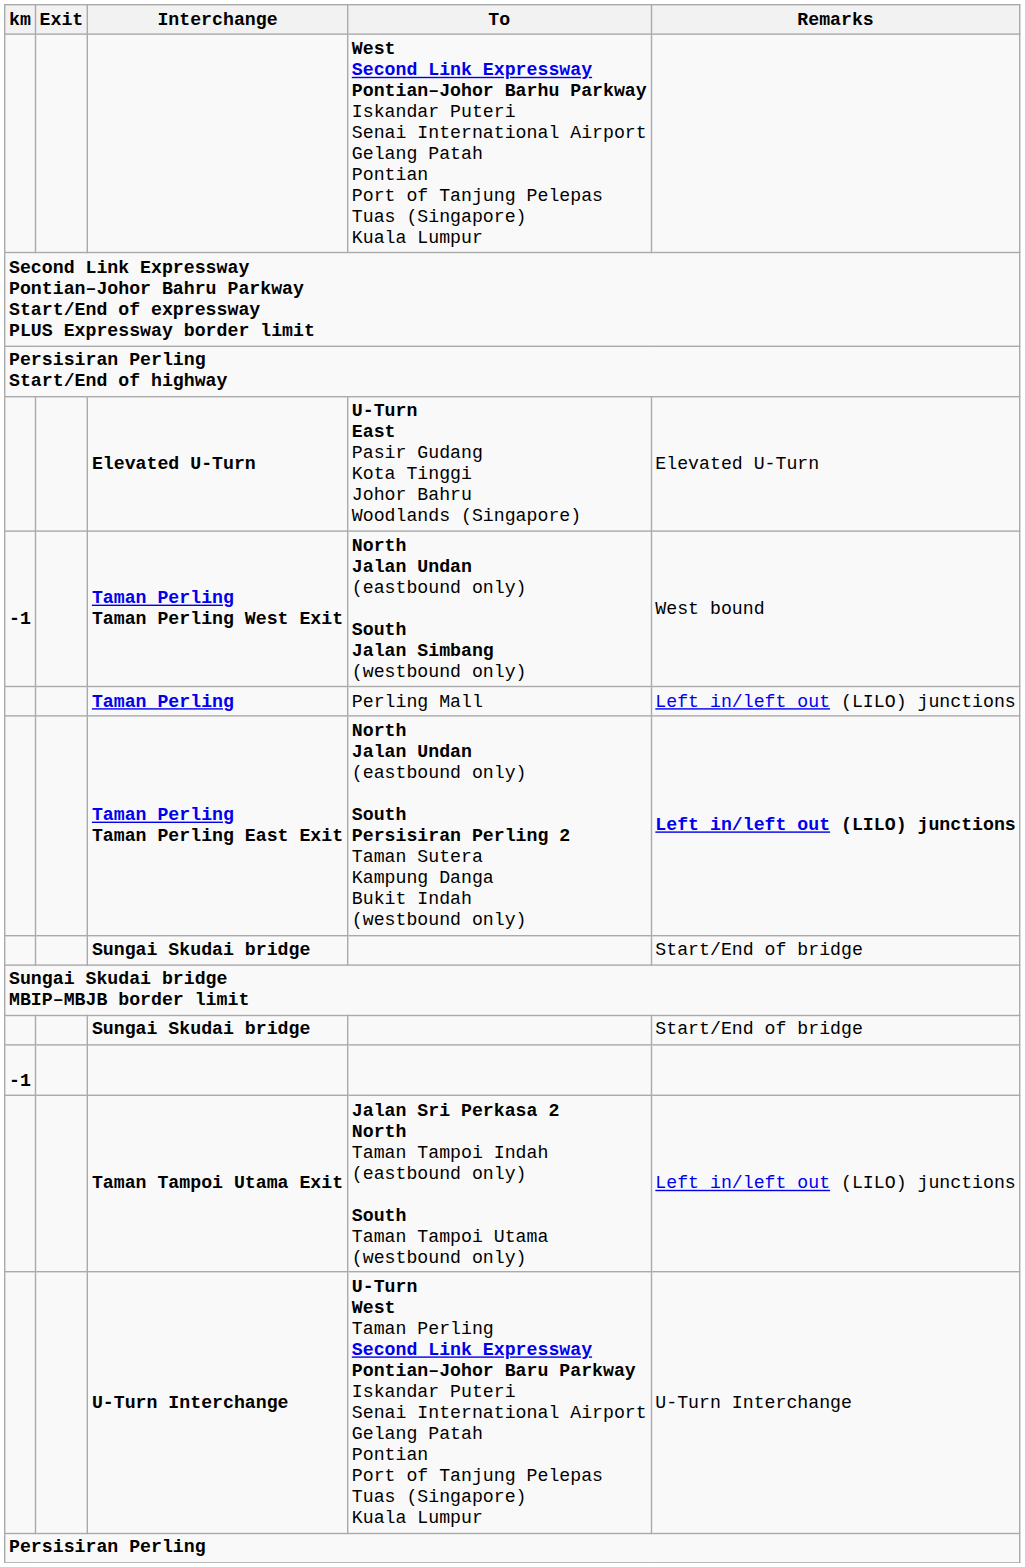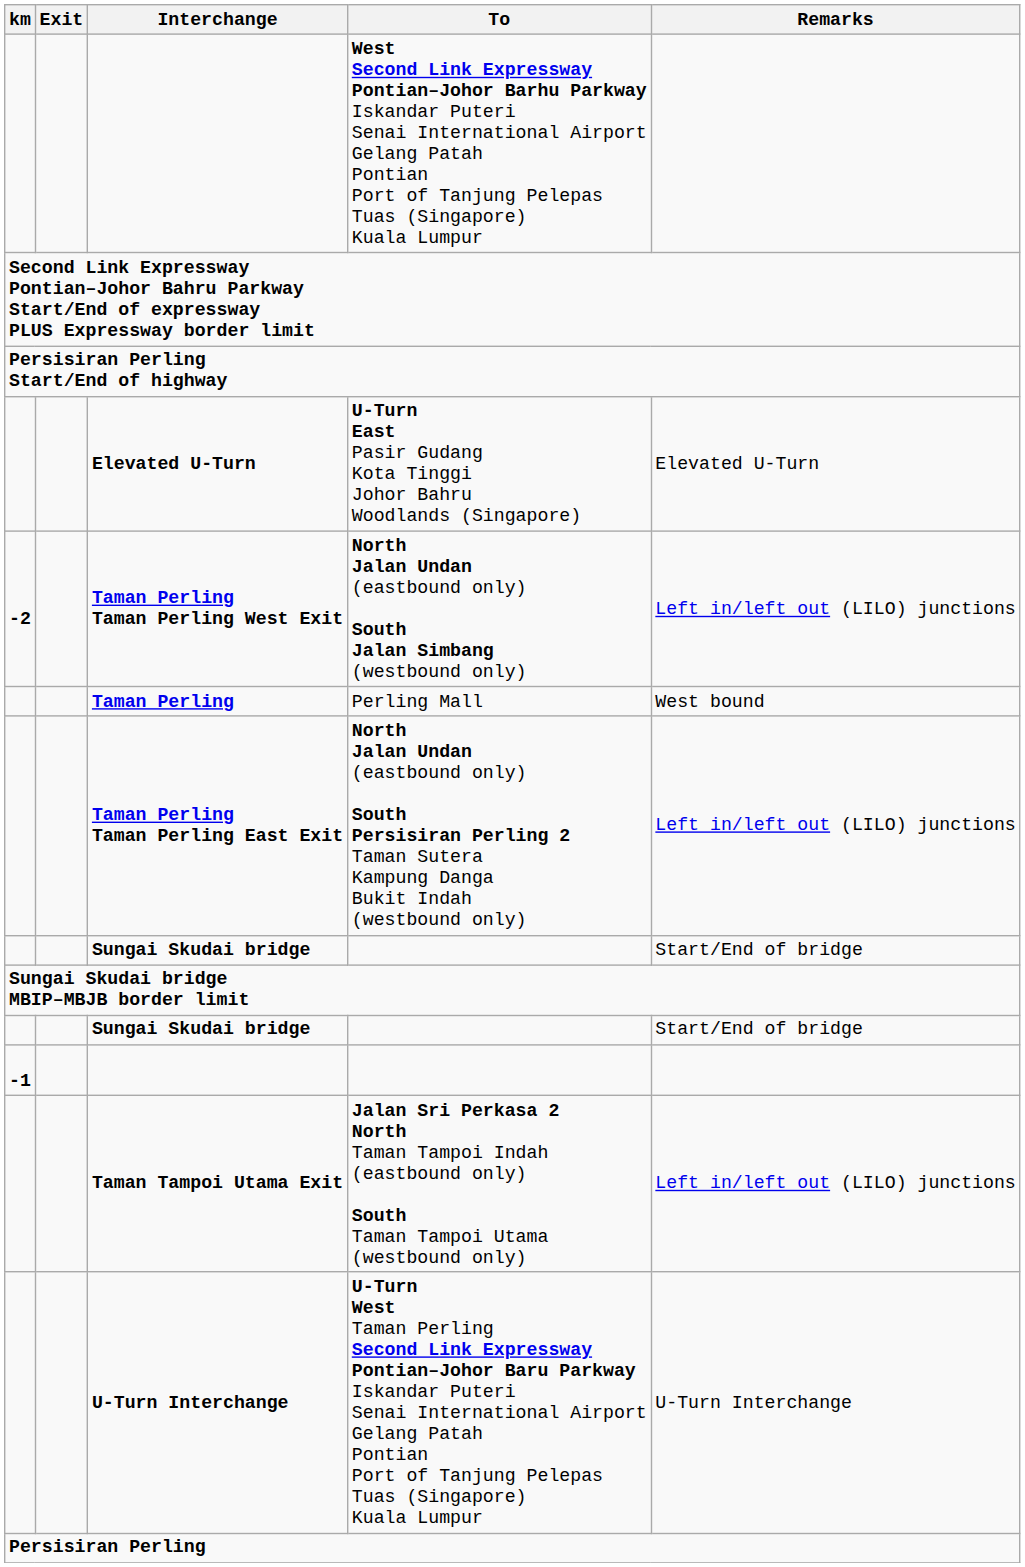(20, 619) -1 -> (20, 619) -2
(710, 609) West bound -> (836, 609) Left in/left out (LILO) junctions
(836, 702) Left in/left out (LILO) junctions -> (710, 702) West bound
(836, 826) bold -> (836, 826) normal
